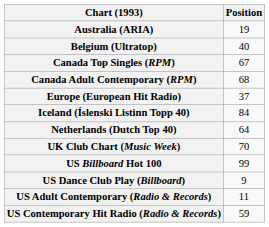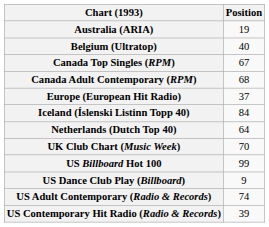(244, 197) 11 -> (244, 197) 74
(244, 213) 59 -> (244, 213) 39
